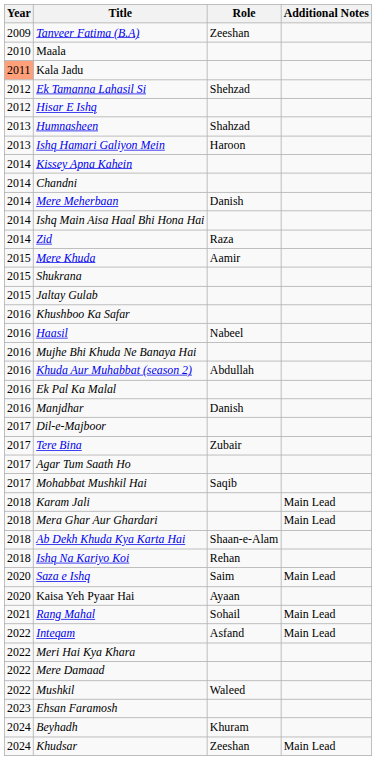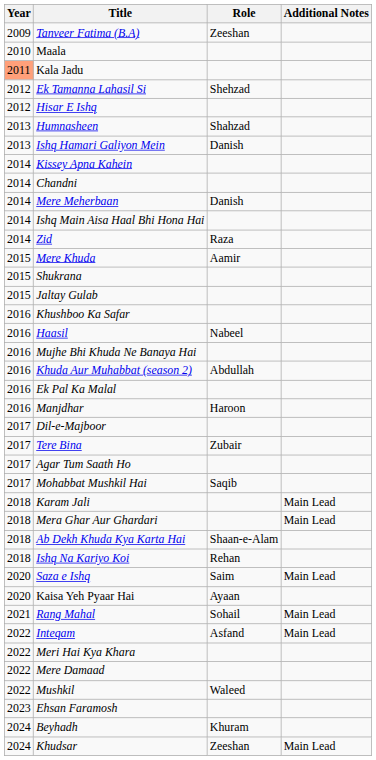(228, 145) Haroon -> (227, 145) Danish
(227, 408) Danish -> (228, 408) Haroon
